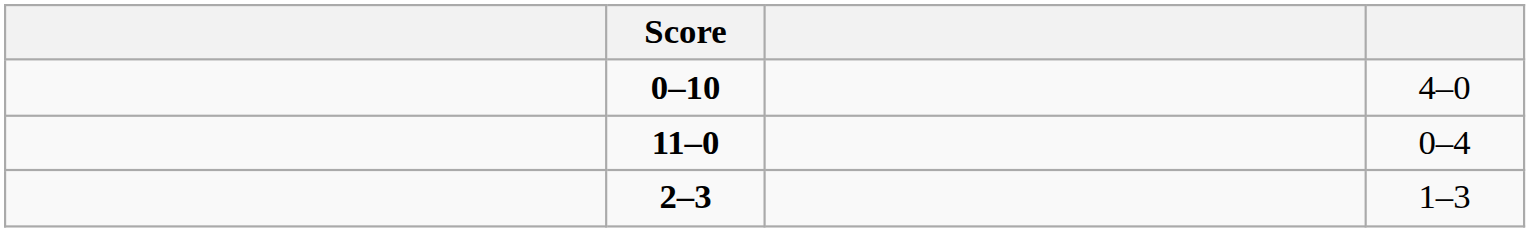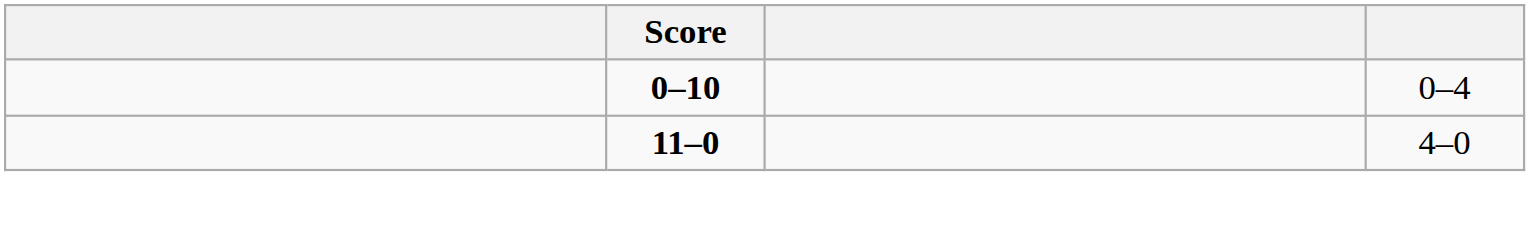(1444, 87) 4–0 -> (1444, 87) 0–4
(1444, 142) 0–4 -> (1444, 142) 4–0
- row: (686, 197)
